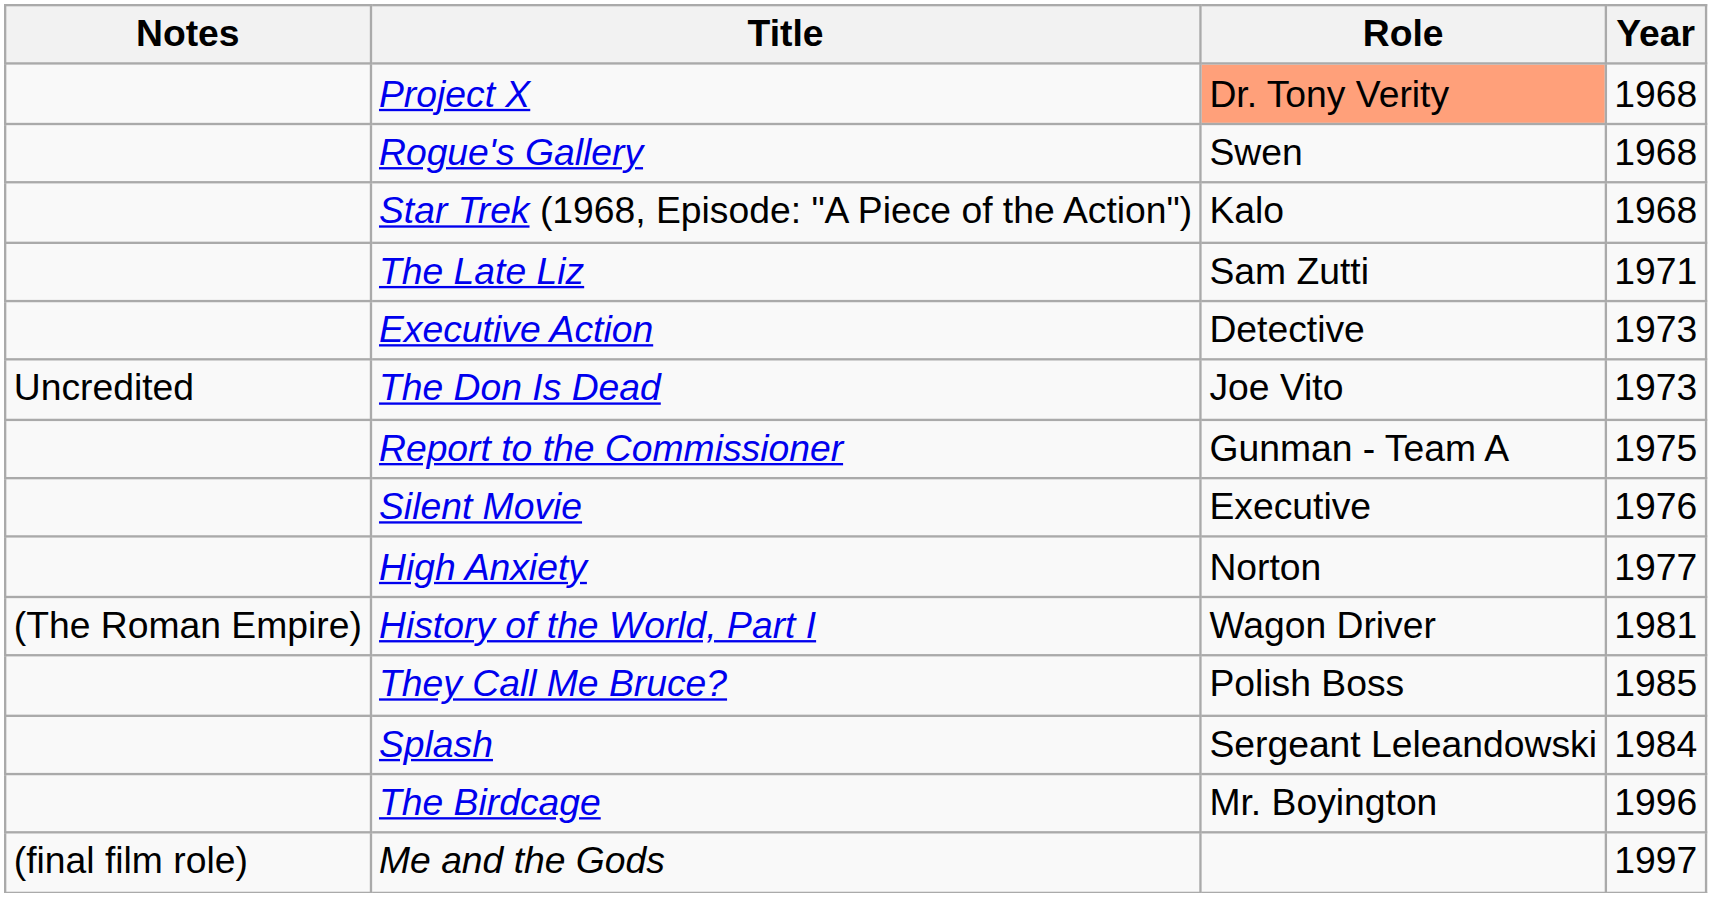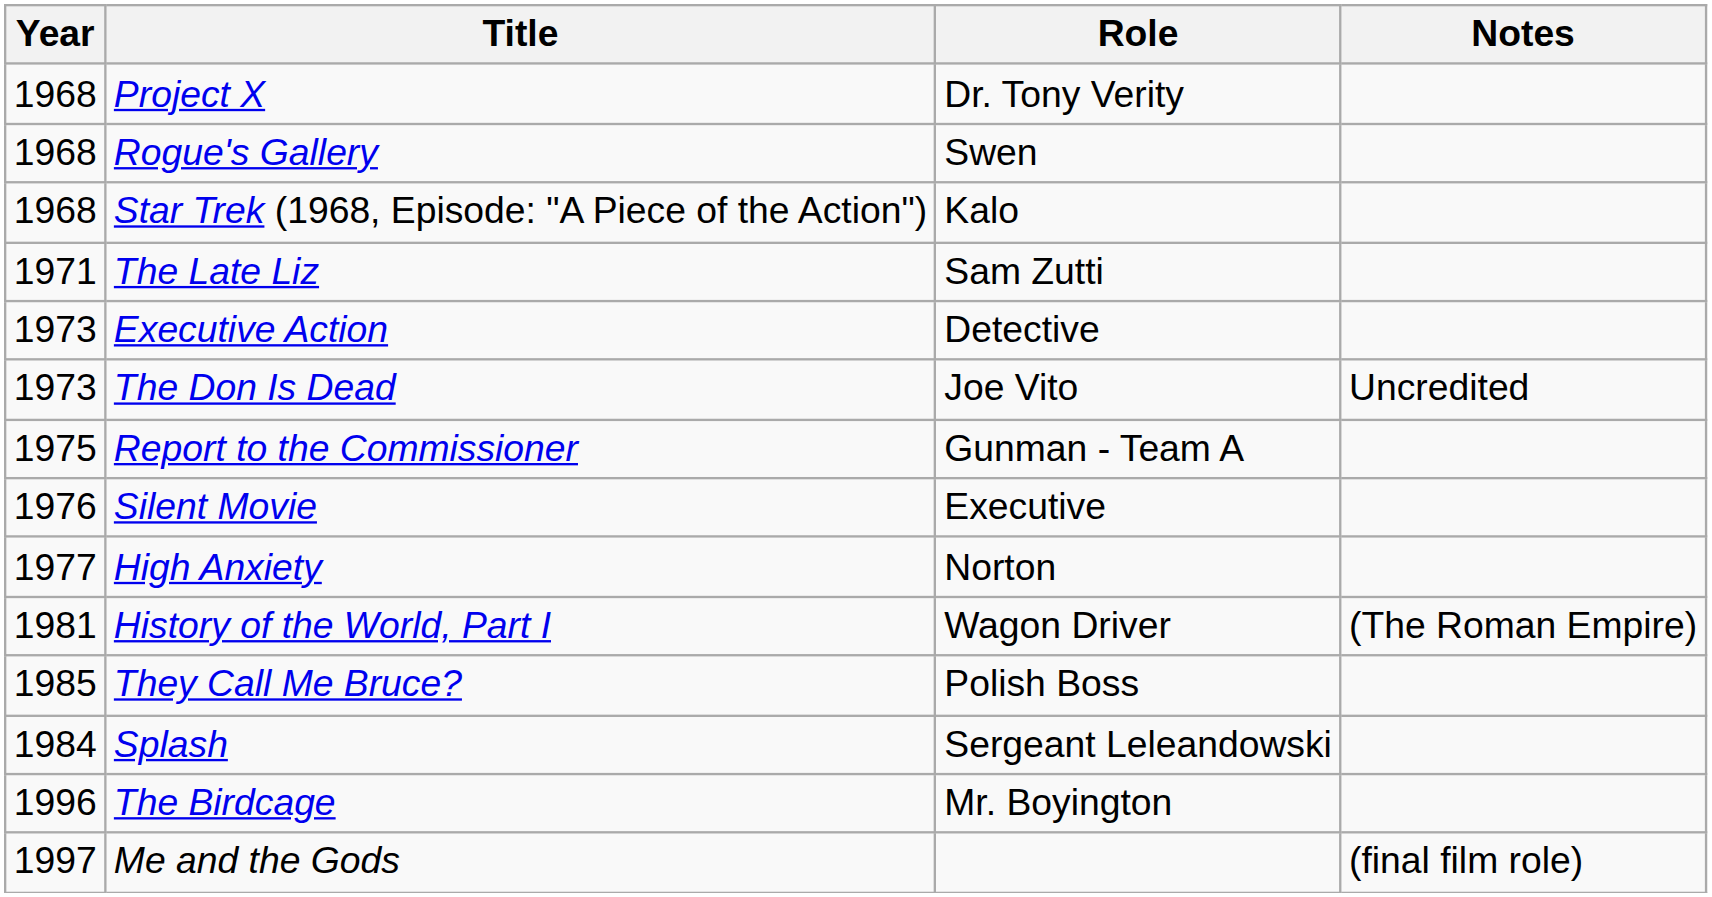columns swapped: (1656, 34) <-> (188, 34)
(1329, 93) lightsalmon background -> (1064, 93) no background
